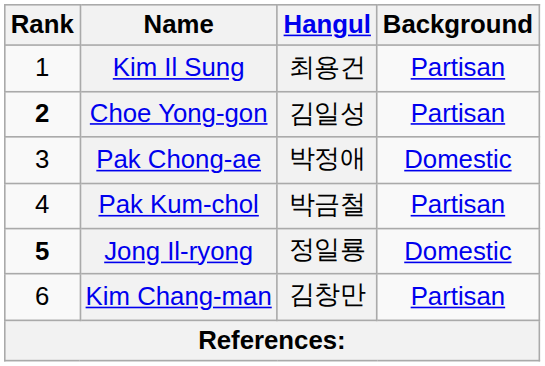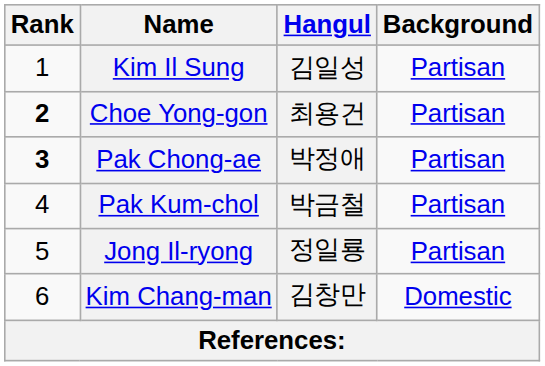(327, 67) 최용건 -> (327, 67) 김일성
(327, 113) 김일성 -> (327, 113) 최용건
(42, 159) normal -> (42, 159) bold
(458, 159) Domestic -> (458, 159) Partisan
(42, 250) bold -> (42, 250) normal
(458, 250) Domestic -> (458, 250) Partisan
(458, 296) Partisan -> (458, 296) Domestic
